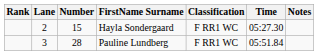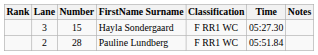(44, 27) 2 -> (44, 27) 3
(44, 43) 3 -> (44, 43) 2
